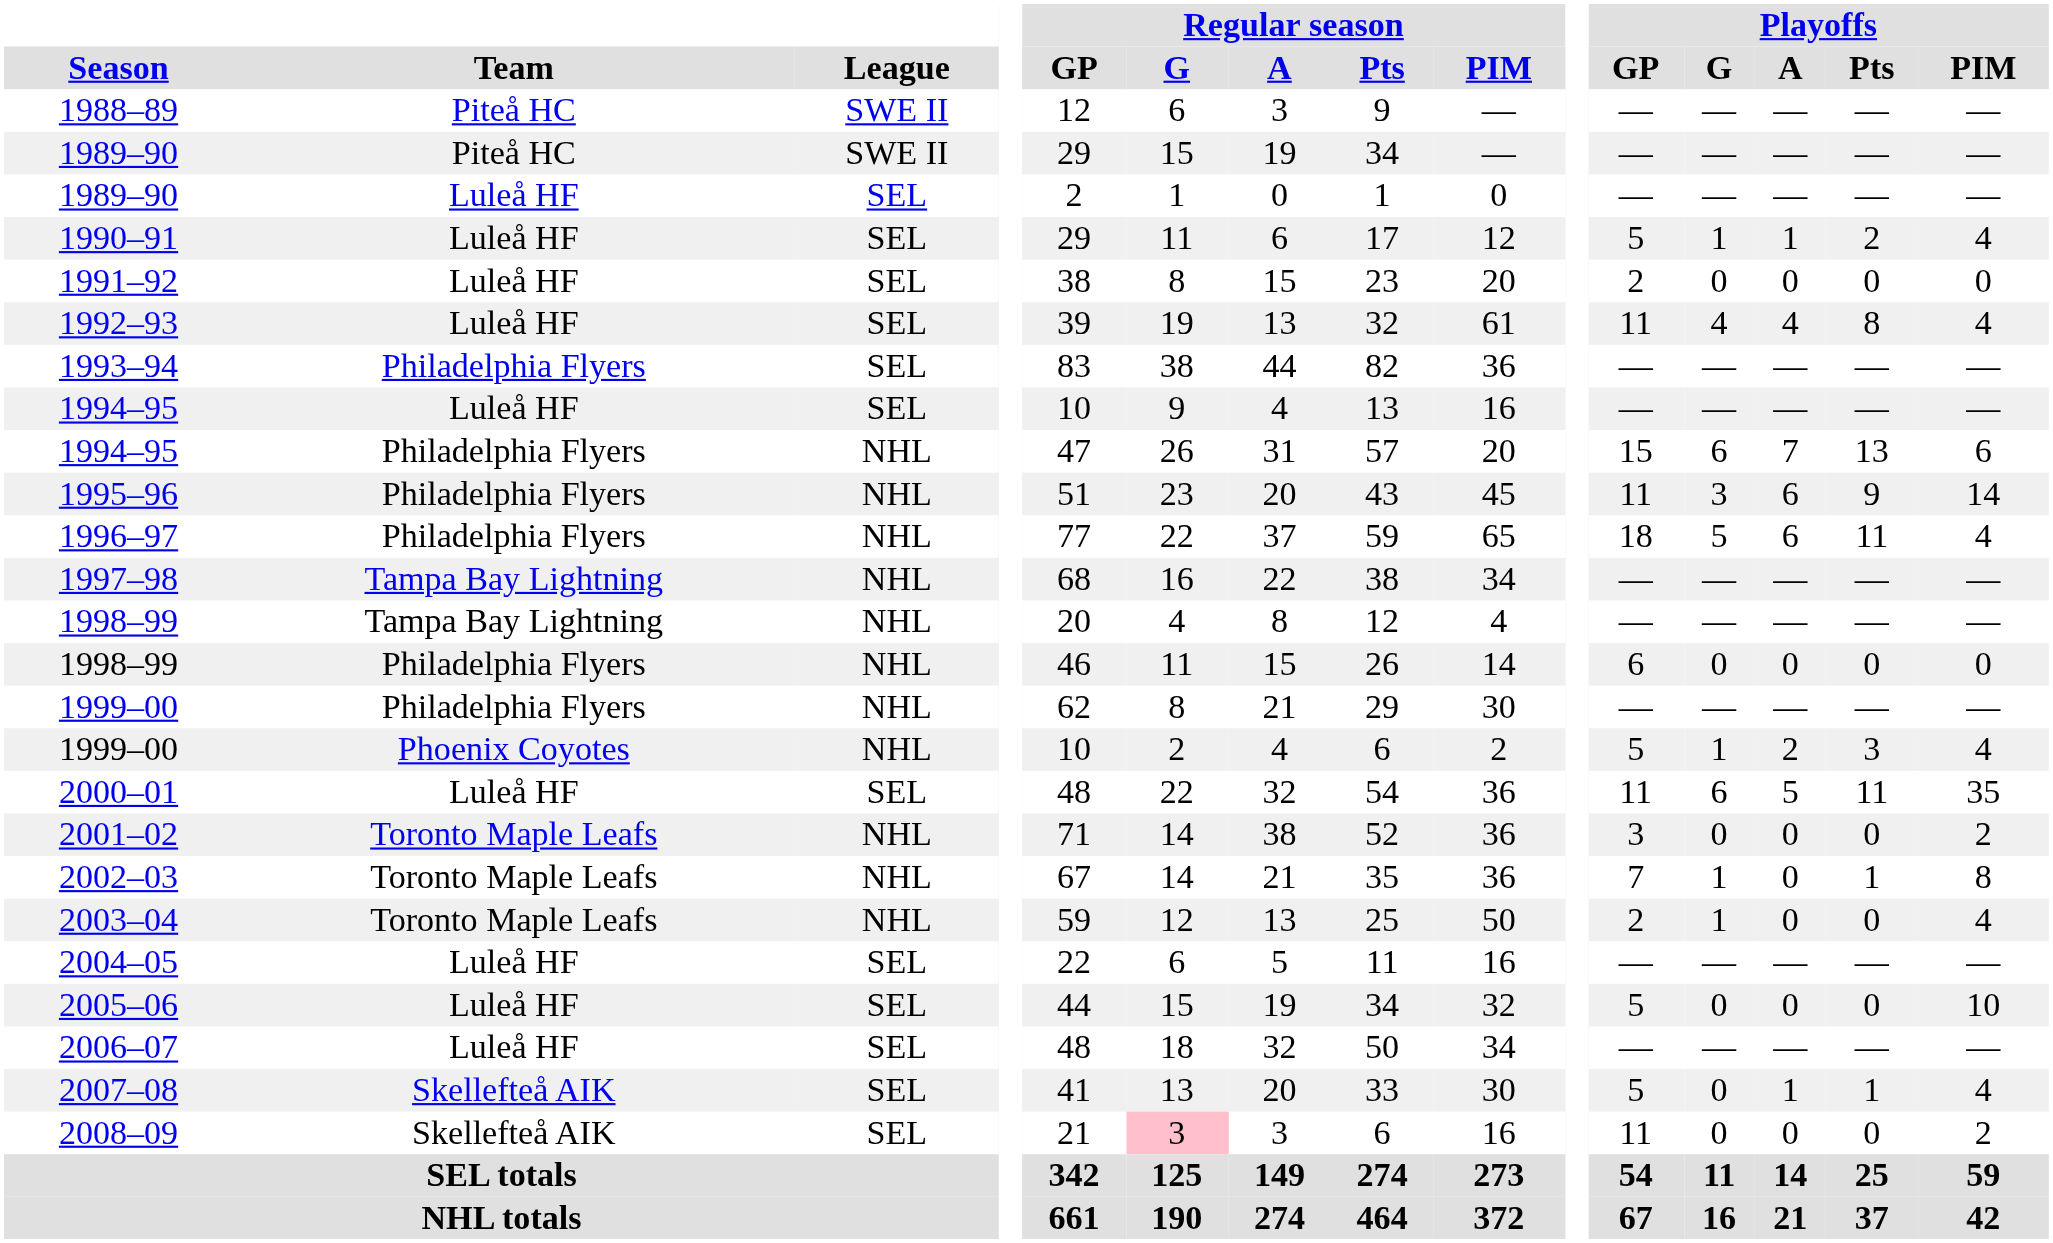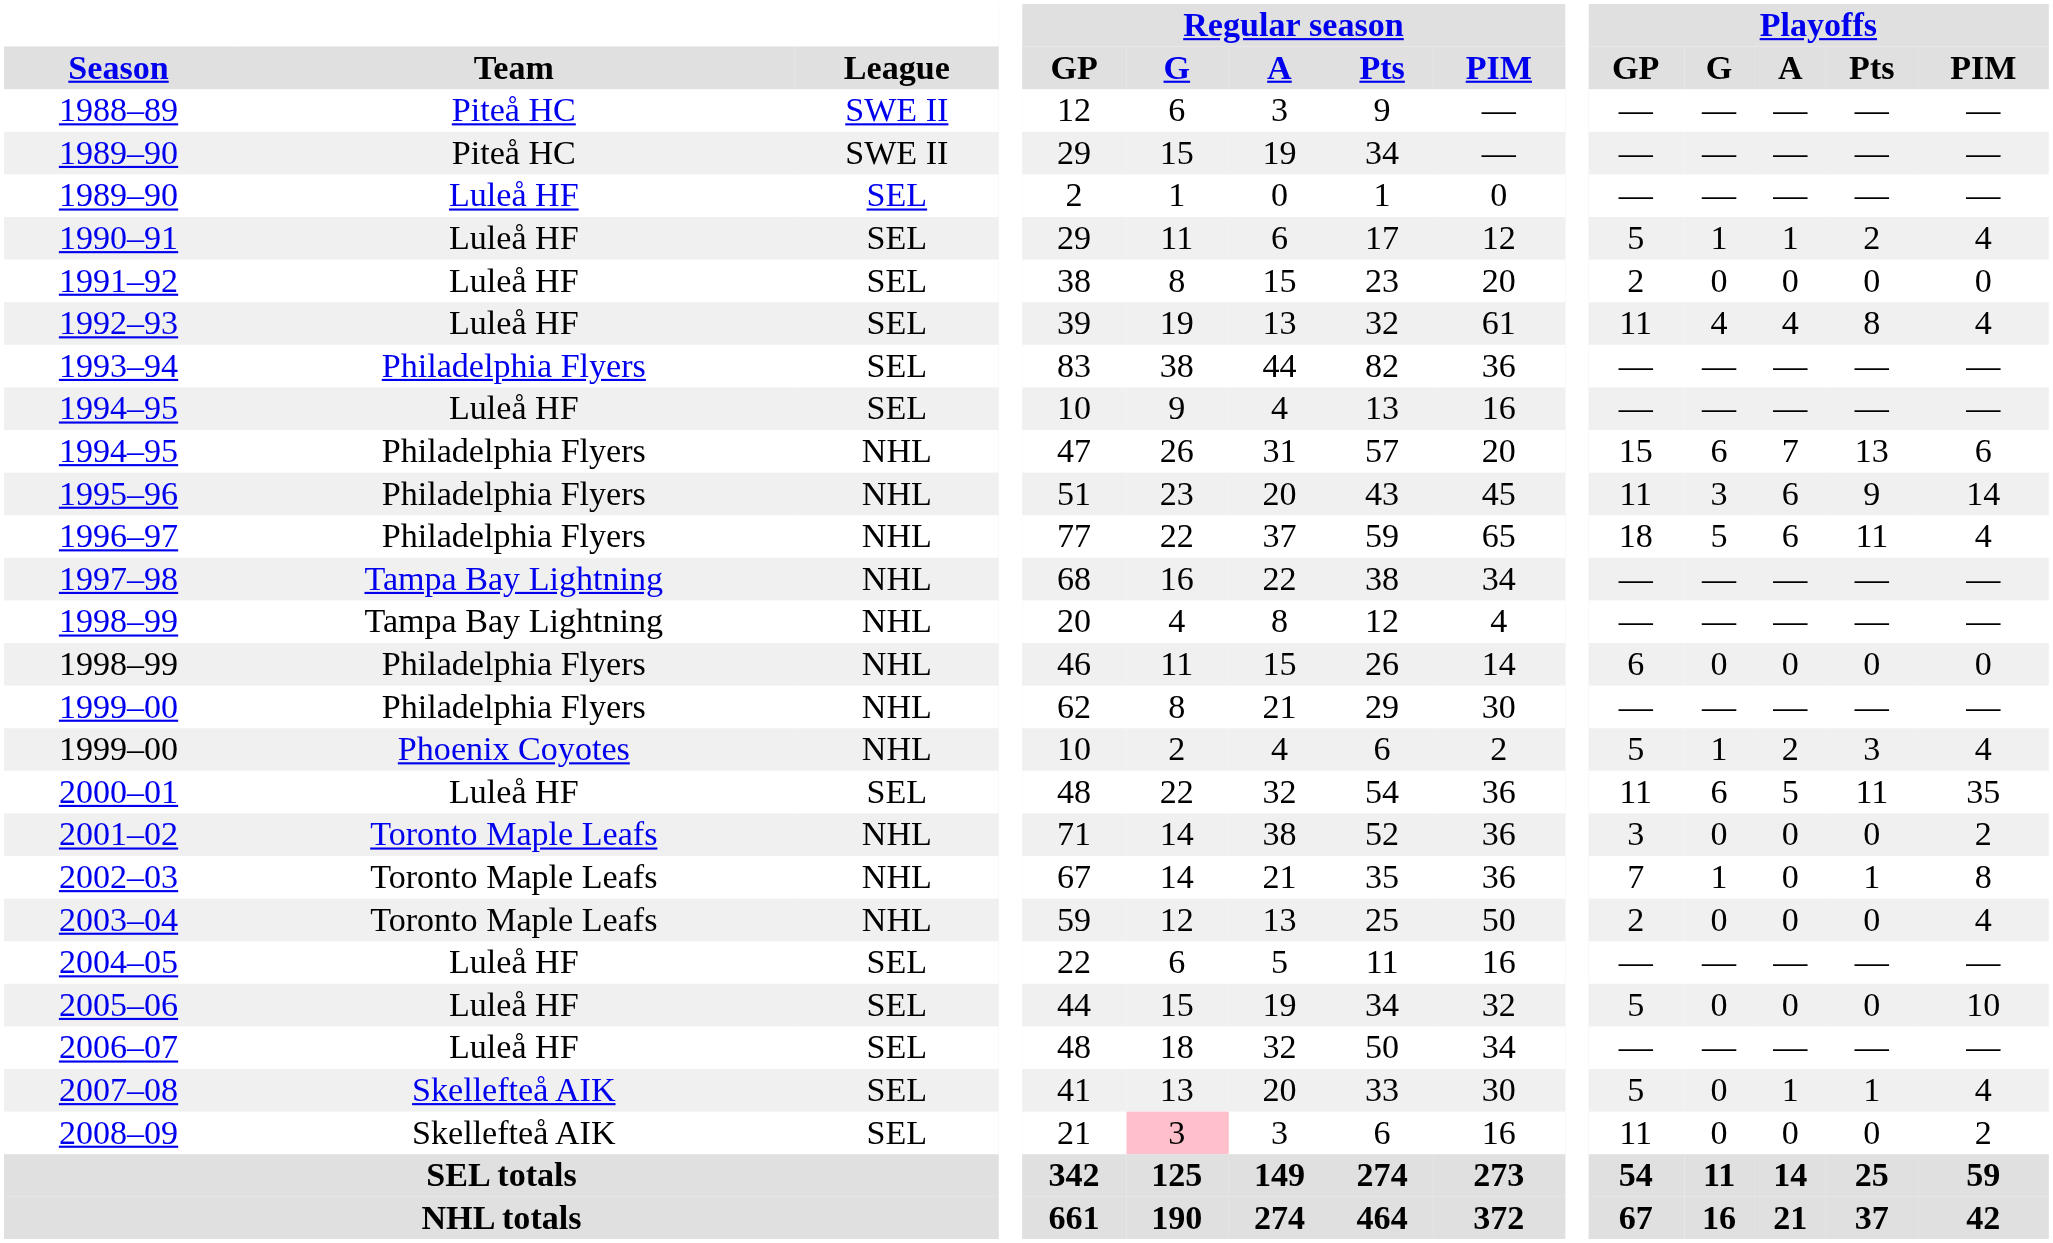(1719, 919) 1 -> (1719, 919) 0
